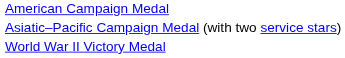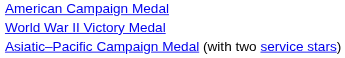rows swapped: (173, 27) <-> (85, 46)
